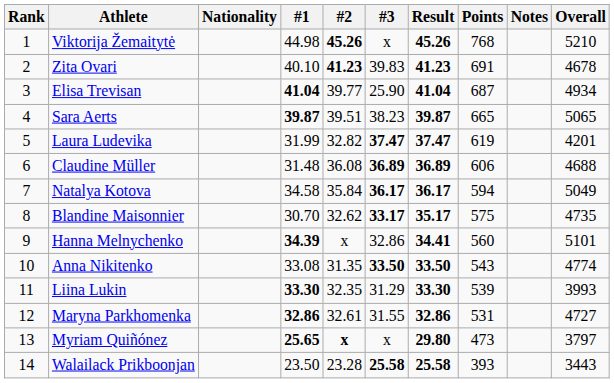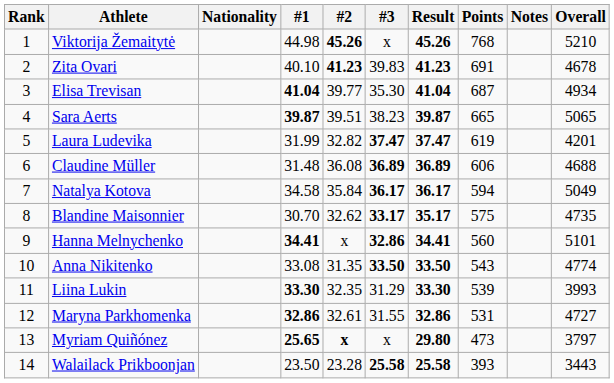(387, 91) 25.90 -> (387, 91) 35.30
(302, 240) 34.39 -> (302, 240) 34.41
(387, 240) normal -> (387, 240) bold
